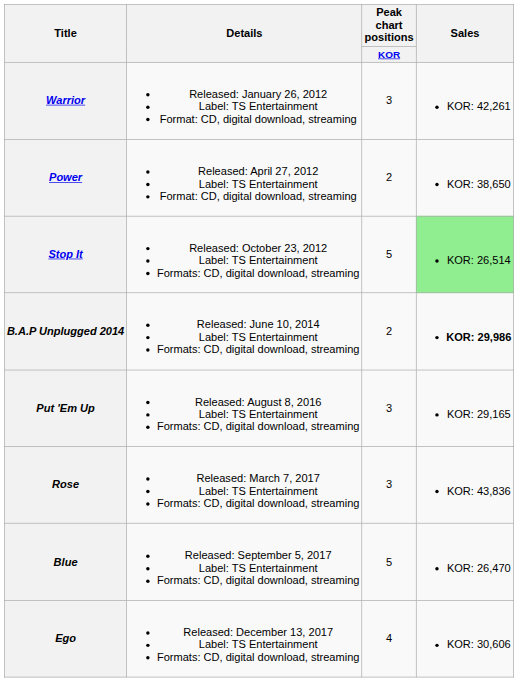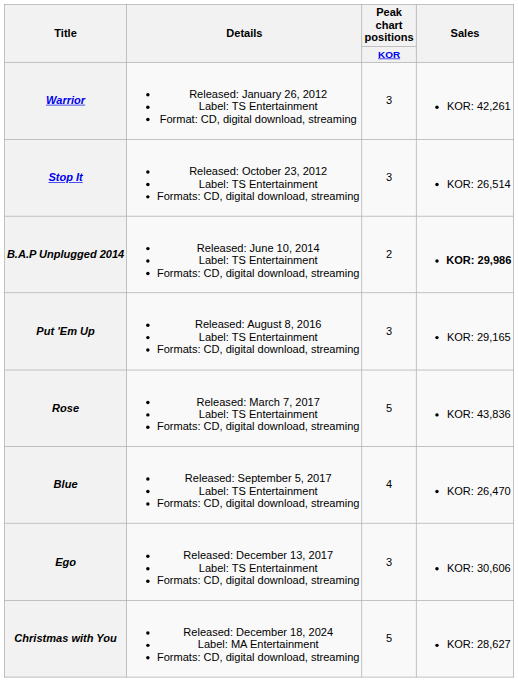- row: (66, 177)
(389, 254) 5 -> (389, 177) 3
(465, 261) lightgreen background -> (465, 184) no background
(389, 485) 3 -> (389, 408) 5
(389, 562) 5 -> (389, 485) 4
(389, 638) 4 -> (389, 562) 3
+ row: (66, 638)
